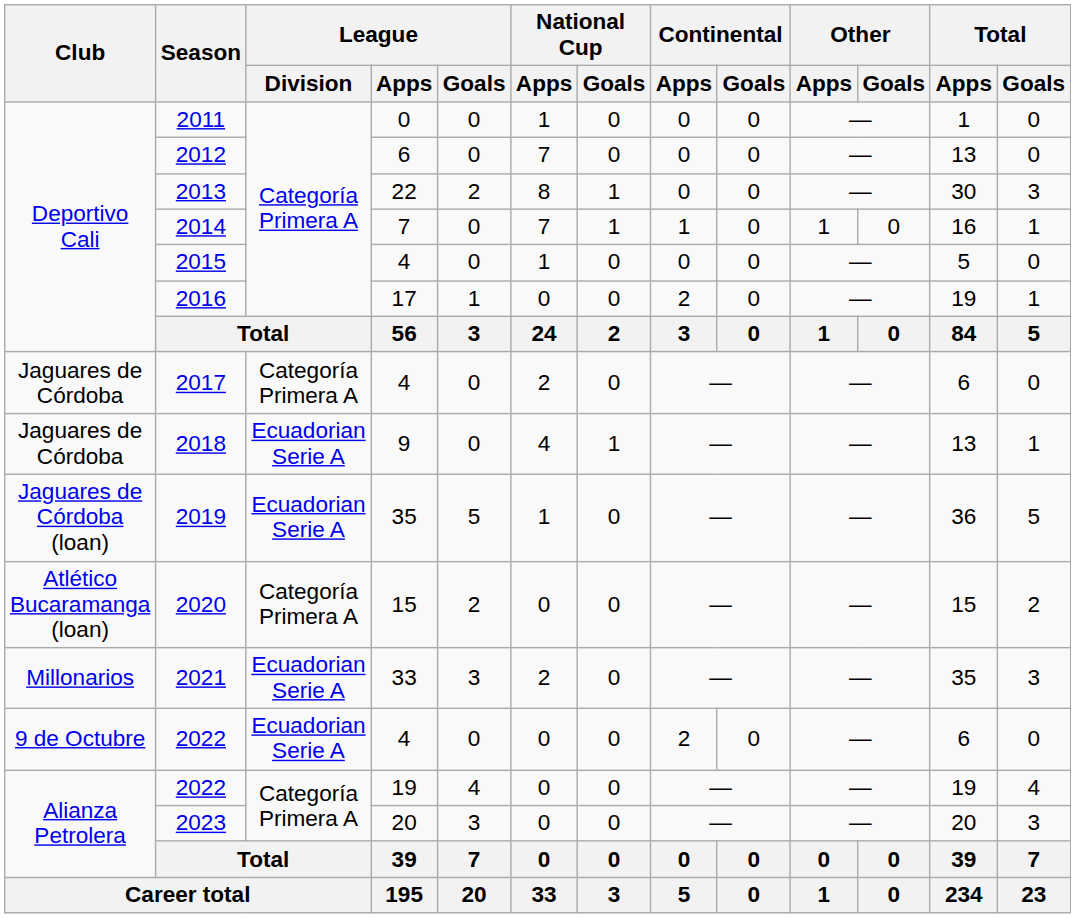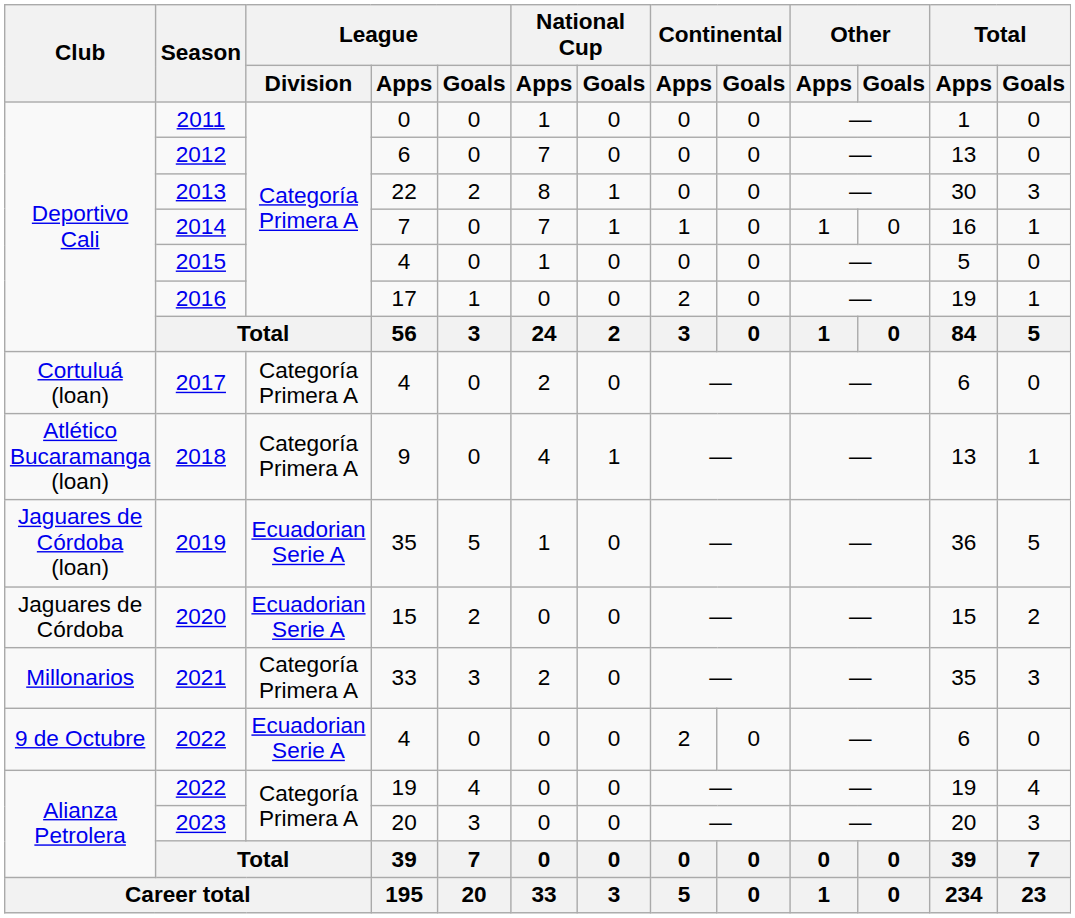(80, 382) Jaguares de Córdoba -> (80, 382) Cortuluá (loan)
(80, 443) Jaguares de Córdoba -> (80, 456) Atlético Bucaramanga (loan)
(308, 443) Ecuadorian Serie A -> (308, 456) Categoría Primera A
(80, 604) Atlético Bucaramanga (loan) -> (80, 616) Jaguares de Córdoba
(308, 604) Categoría Primera A -> (308, 616) Ecuadorian Serie A
(308, 677) Ecuadorian Serie A -> (308, 677) Categoría Primera A
